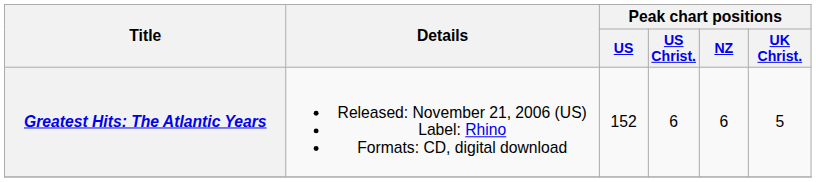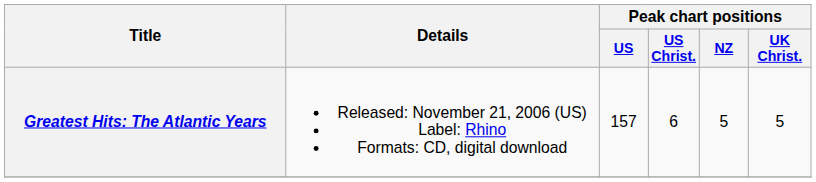(624, 121) 152 -> (624, 121) 157
(724, 121) 6 -> (724, 121) 5
